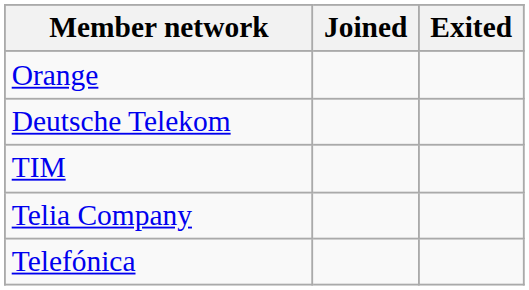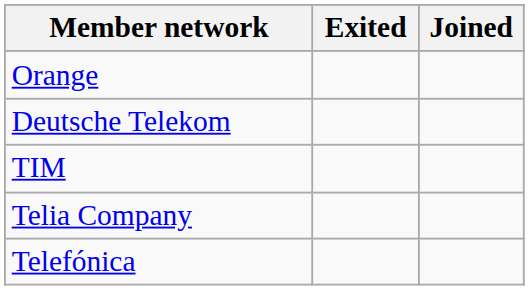columns swapped: (366, 27) <-> (471, 27)
